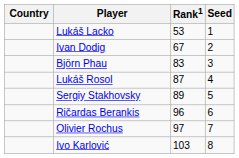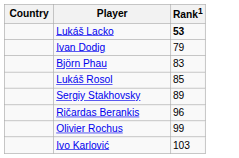- column: (220, 13)
(179, 31) normal -> (179, 31) bold
(179, 47) 67 -> (179, 47) 79
(179, 80) 87 -> (179, 80) 85
(179, 129) 97 -> (179, 129) 99
